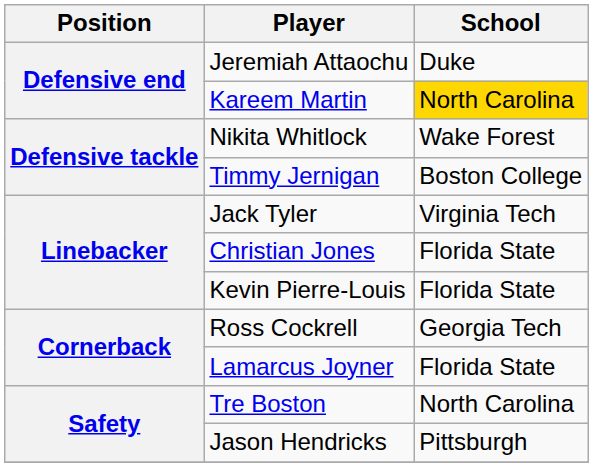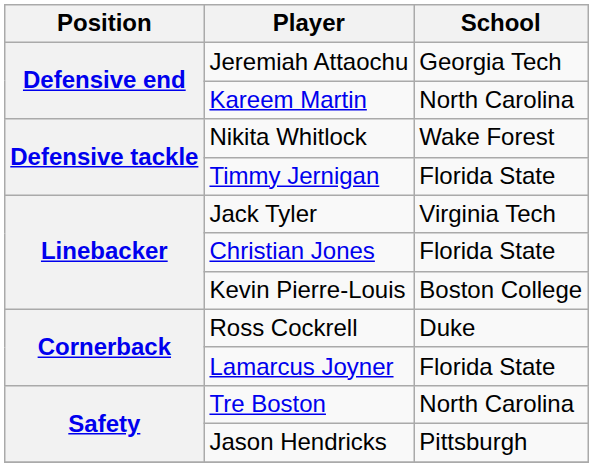(447, 61) Duke -> (490, 61) Georgia Tech
(497, 99) gold background -> (497, 99) no background
(501, 175) Boston College -> (487, 175) Florida State
(487, 289) Florida State -> (501, 289) Boston College
(490, 328) Georgia Tech -> (447, 328) Duke
